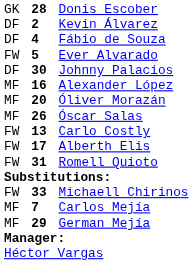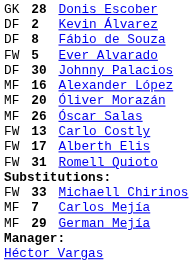(35, 40) 4 -> (35, 40) 8
